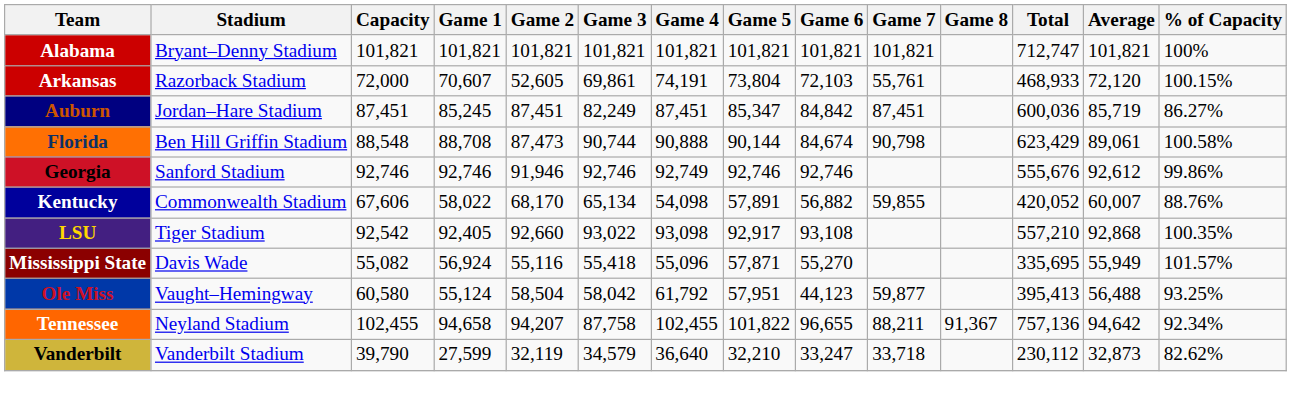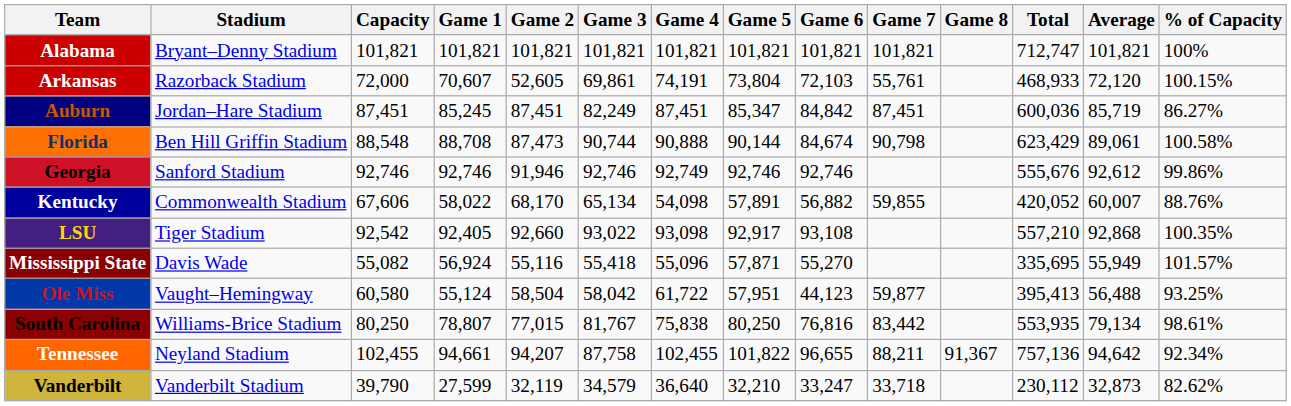(682, 293) 61,792 -> (682, 293) 61,722
+ row: (78, 324)
(465, 324) 94,658 -> (465, 354) 94,661
